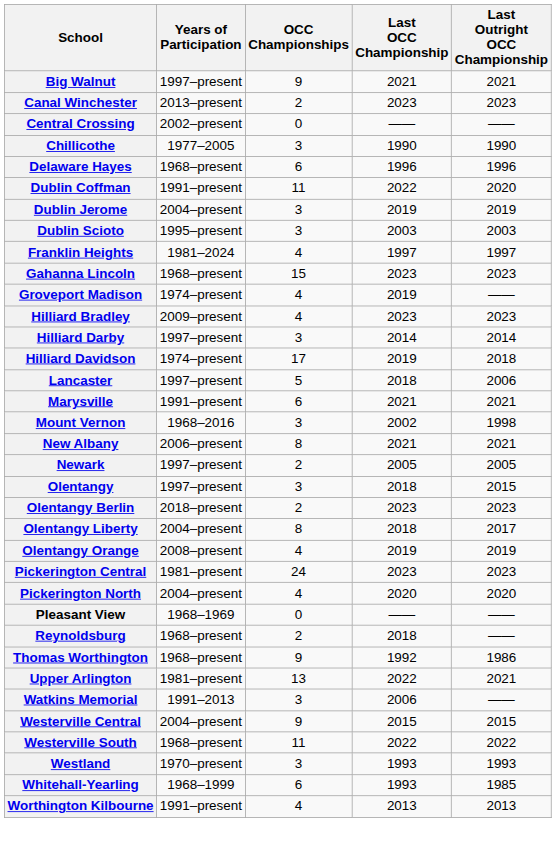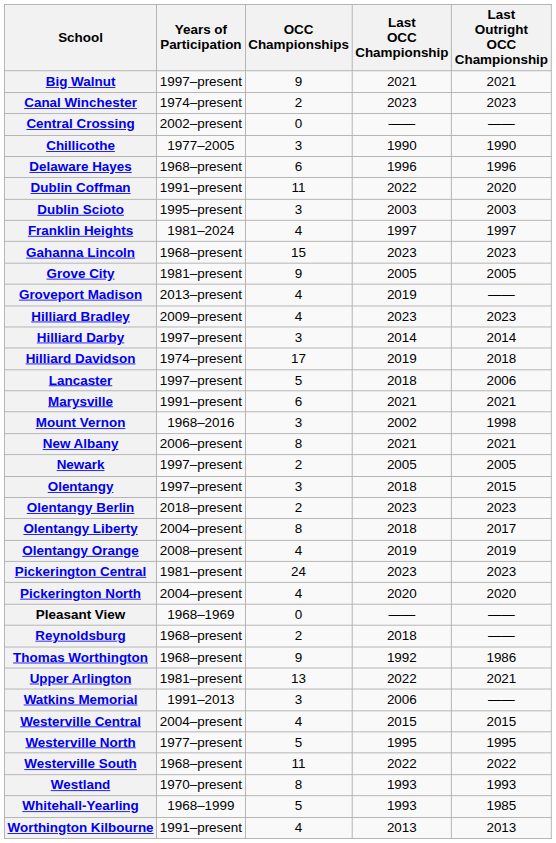(201, 103) 2013–present -> (201, 103) 1974–present
- row: (81, 209)
+ row: (81, 273)
(201, 294) 1974–present -> (201, 294) 2013–present
(299, 721) 9 -> (299, 721) 4
+ row: (81, 742)
(299, 763) 3 -> (299, 785) 8
(299, 785) 6 -> (299, 806) 5
